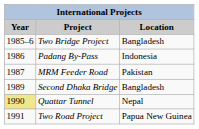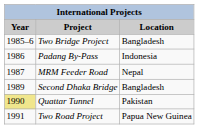(137, 72) Pakistan -> (133, 72) Nepal
(133, 102) Nepal -> (137, 102) Pakistan
